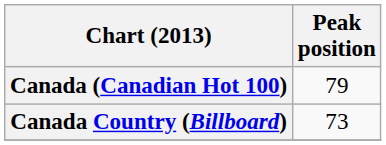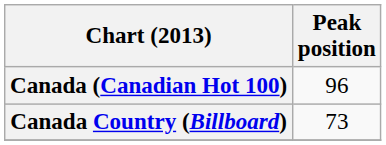(337, 85) 79 -> (337, 85) 96
